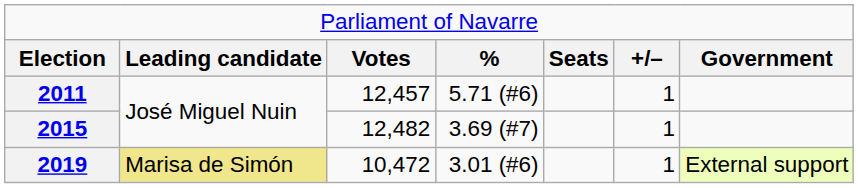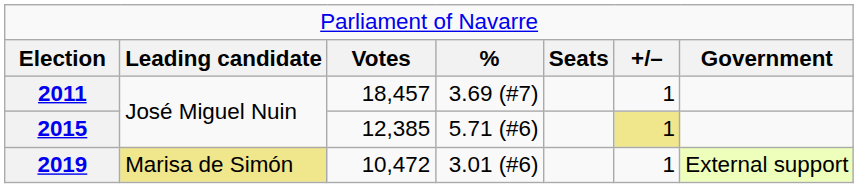(396, 93) 12,457 -> (396, 93) 18,457
(494, 93) 5.71 (#6) -> (494, 93) 3.69 (#7)
(396, 128) 12,482 -> (396, 128) 12,385
(494, 128) 3.69 (#7) -> (494, 128) 5.71 (#6)
(669, 128) no background -> (669, 128) khaki background
